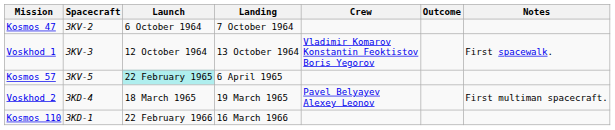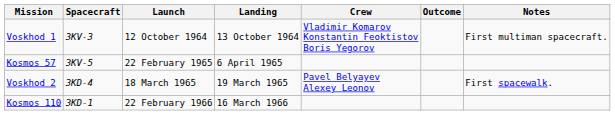- row: (31, 27)
(509, 52) First spacewalk. -> (537, 37) First multiman spacecraft.
(169, 77) paleturquoise background -> (169, 62) no background
(537, 97) First multiman spacecraft. -> (509, 83) First spacewalk.
